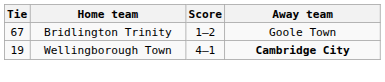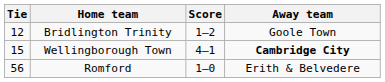(17, 32) 67 -> (17, 32) 12
(17, 50) 19 -> (17, 50) 15
+ row: (108, 68)
